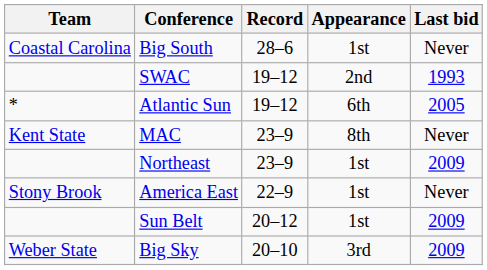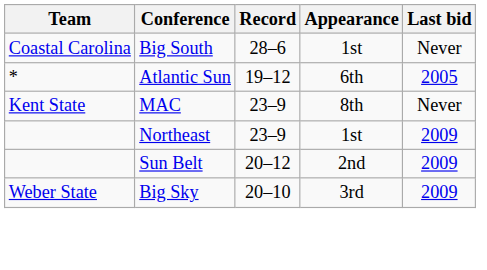- row: (165, 76)
- row: (189, 192)
(359, 221) 1st -> (352, 163) 2nd
